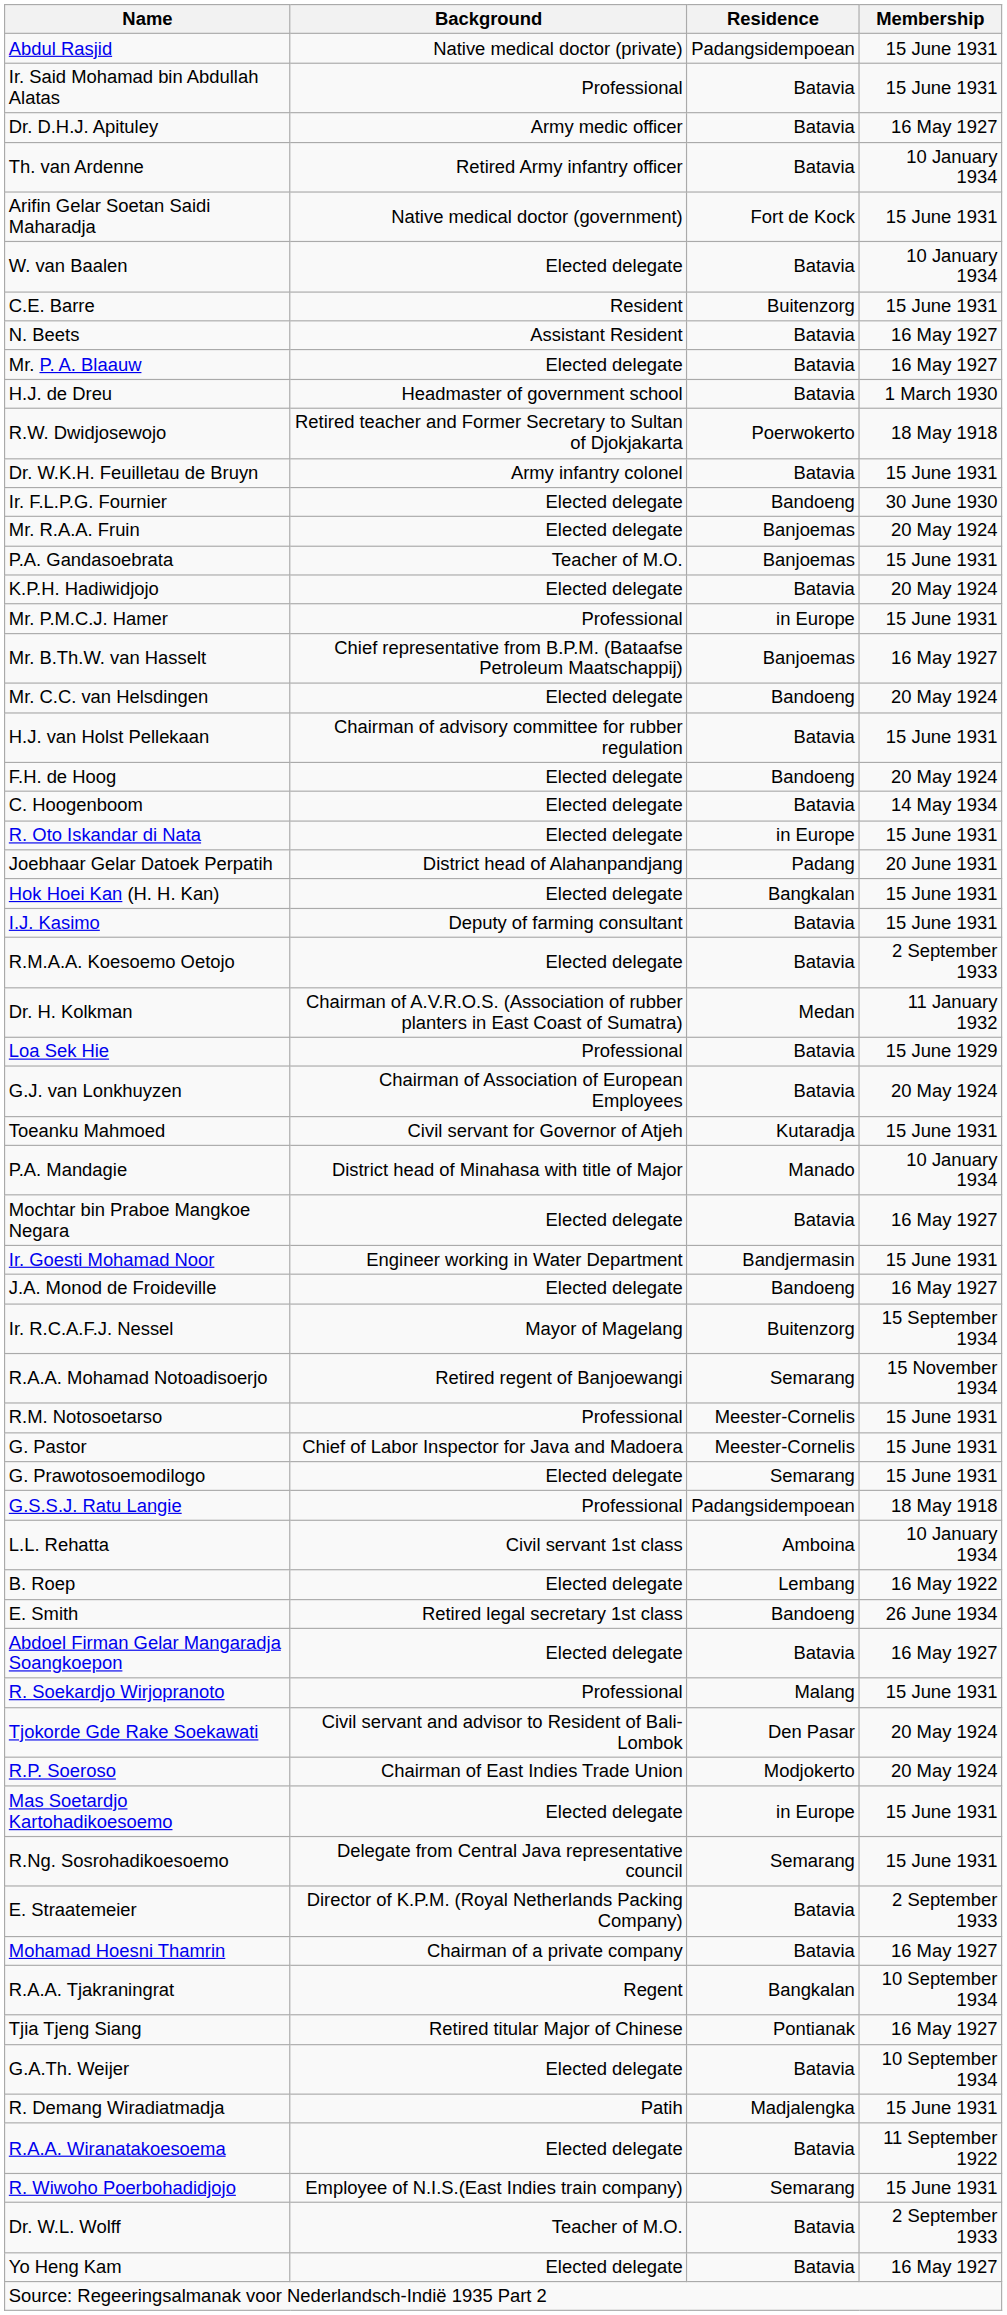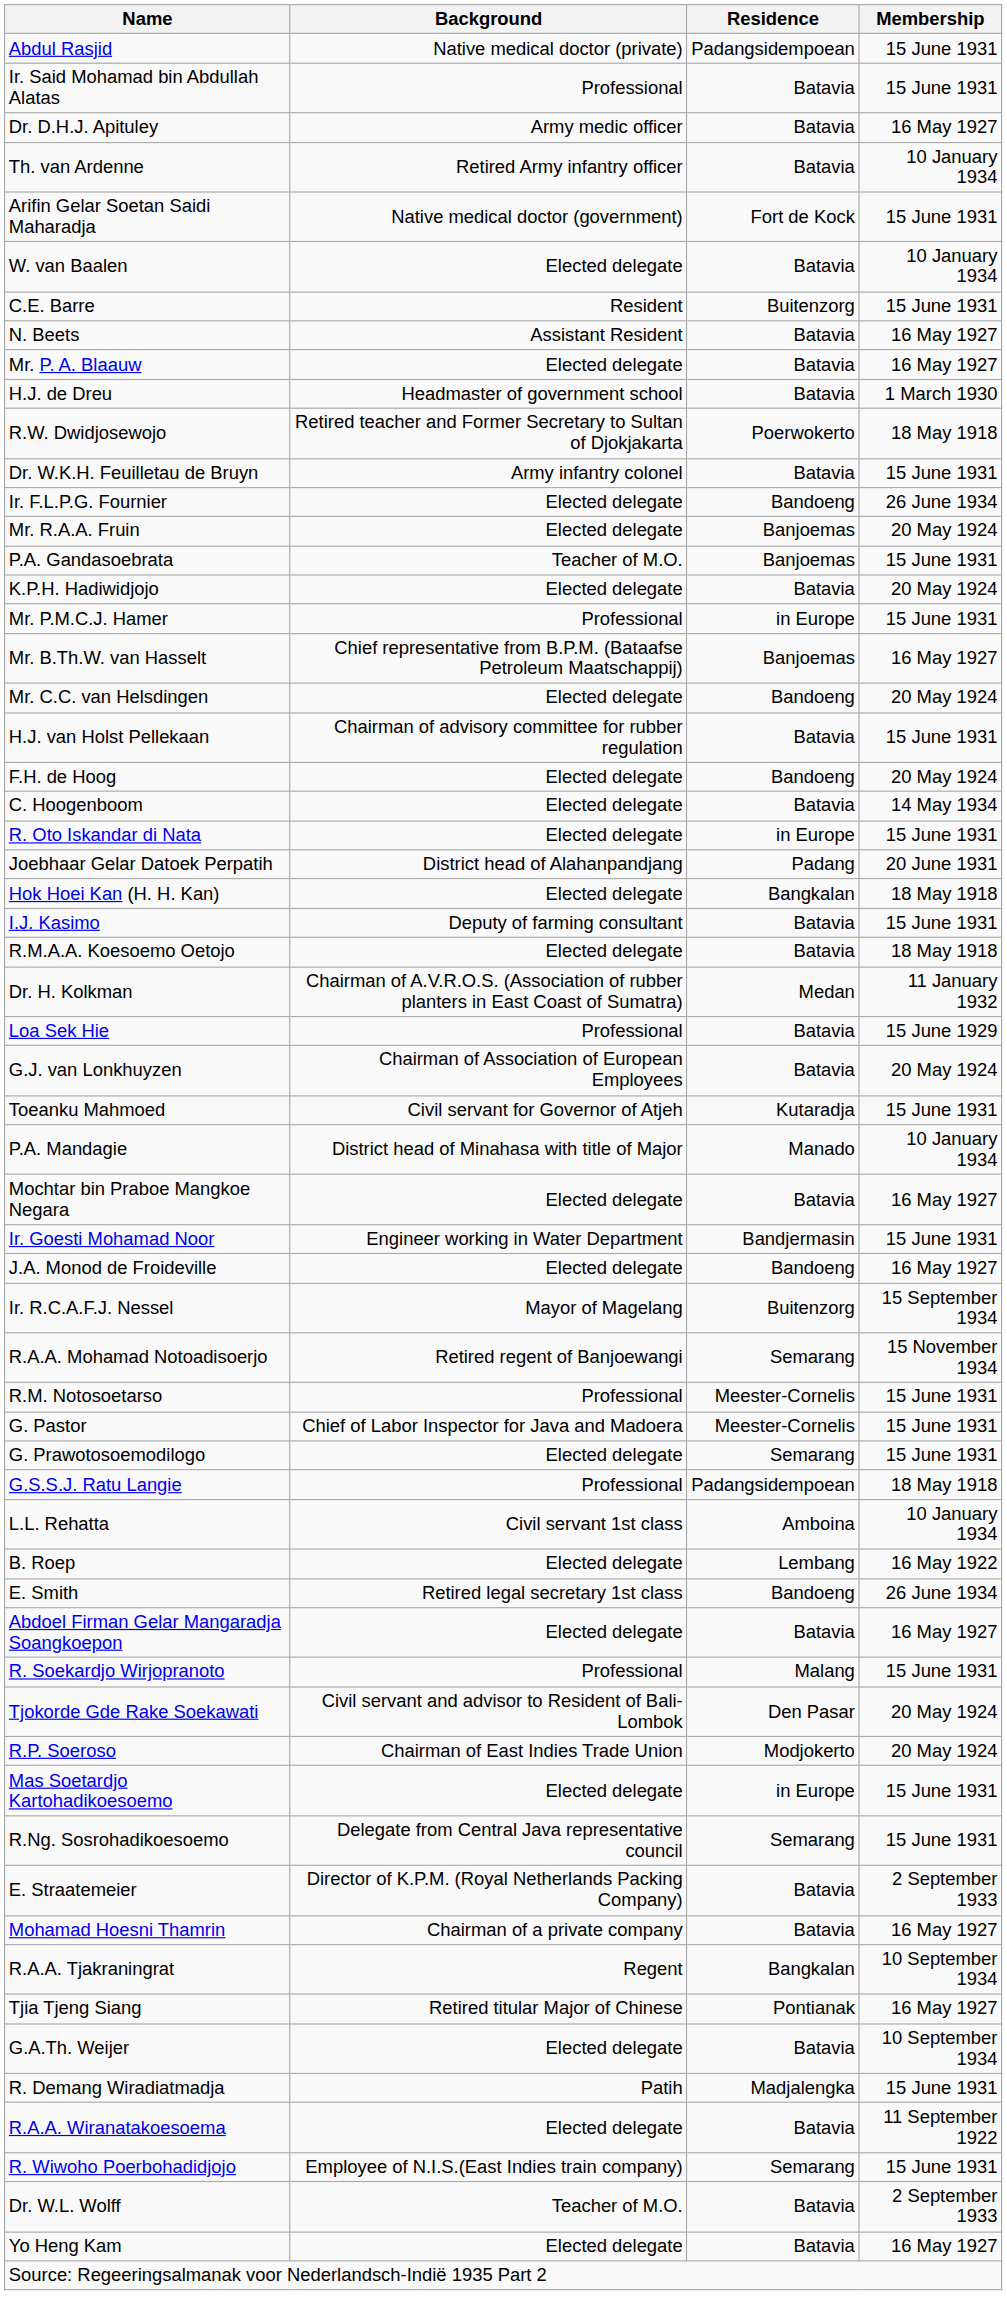(942, 501) 30 June 1930 -> (942, 501) 26 June 1934
(942, 893) 15 June 1931 -> (944, 893) 18 May 1918
(945, 962) 2 September 1933 -> (944, 951) 18 May 1918
